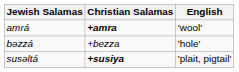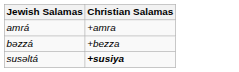- column: (205, 12)
(102, 28) bold -> (101, 28) normal
